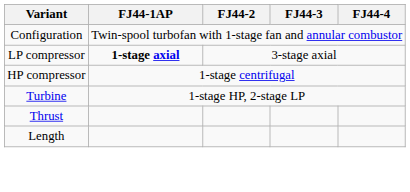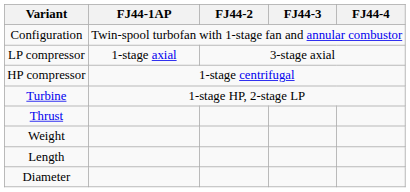(146, 55) bold -> (144, 55) normal
+ row: (46, 136)
+ row: (46, 177)
